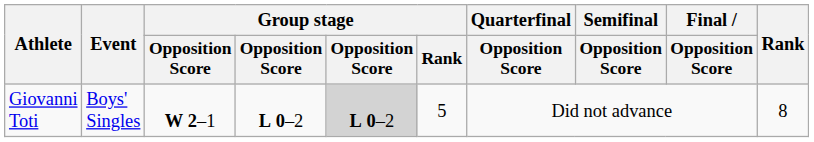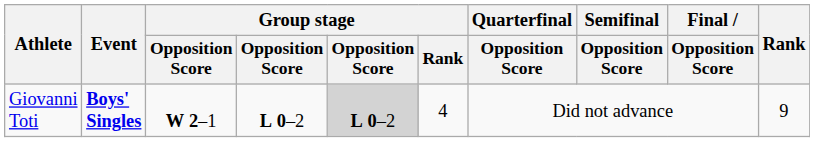(113, 110) normal -> (114, 110) bold
(442, 110) 5 -> (443, 110) 4
(783, 110) 8 -> (784, 110) 9
